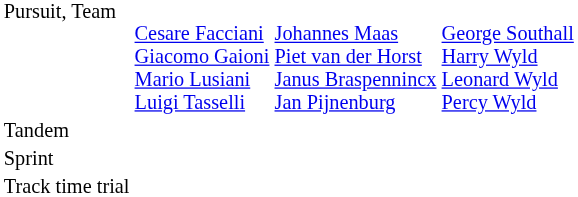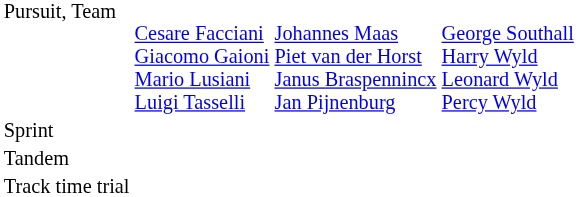rows swapped: (29, 158) <-> (36, 130)
